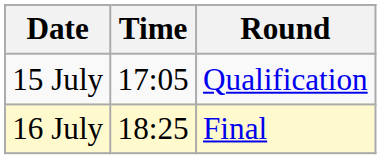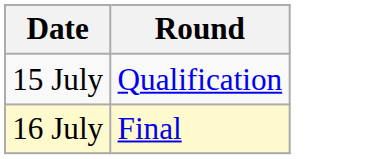- column: (153, 29)
